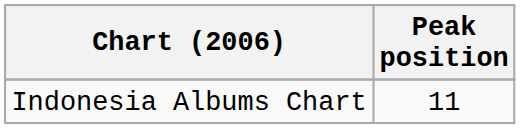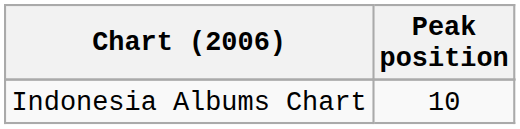(444, 102) 11 -> (444, 102) 10
